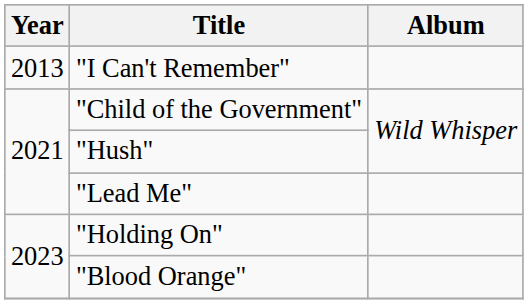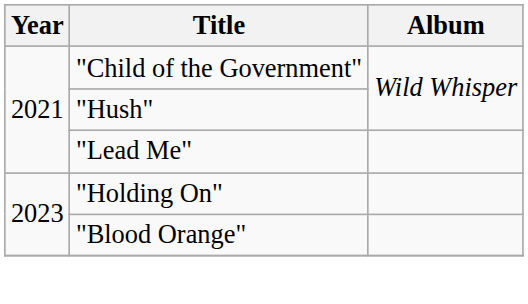- row: (183, 67)
